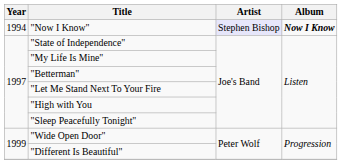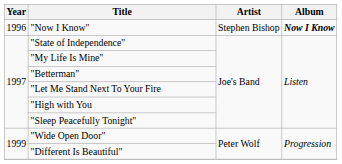(16, 27) 1994 -> (16, 27) 1996
(249, 27) lavender background -> (249, 27) no background
